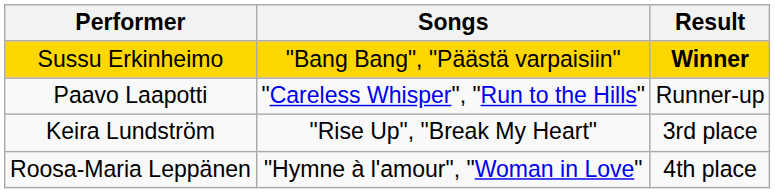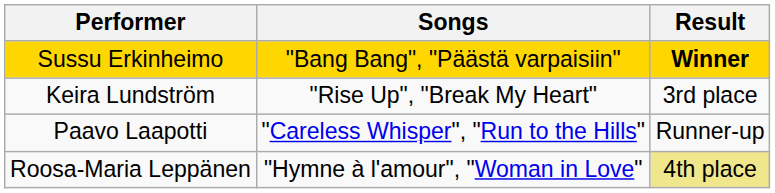rows swapped: (130, 95) <-> (130, 132)
(710, 168) no background -> (710, 168) khaki background
